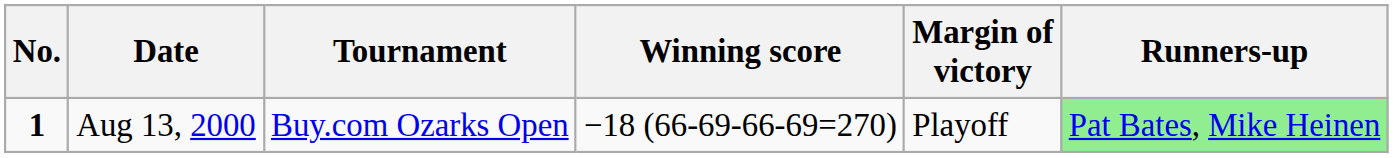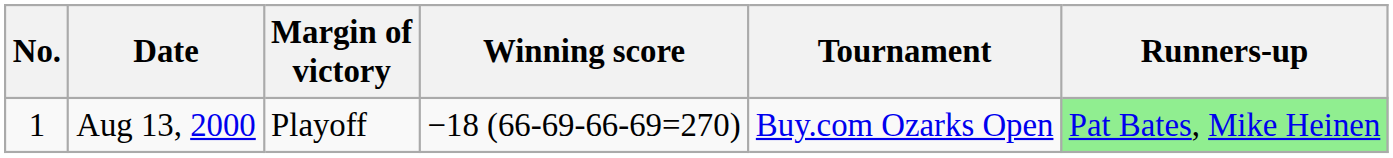columns swapped: (420, 51) <-> (983, 51)
(37, 124) bold -> (37, 124) normal
